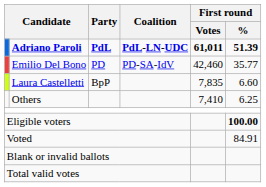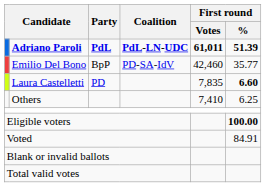(98, 64) PD -> (101, 64) BpP
(101, 82) BpP -> (98, 82) PD
(248, 82) normal -> (248, 82) bold
